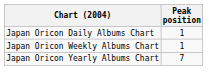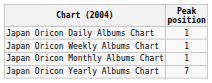+ row: (85, 59)
